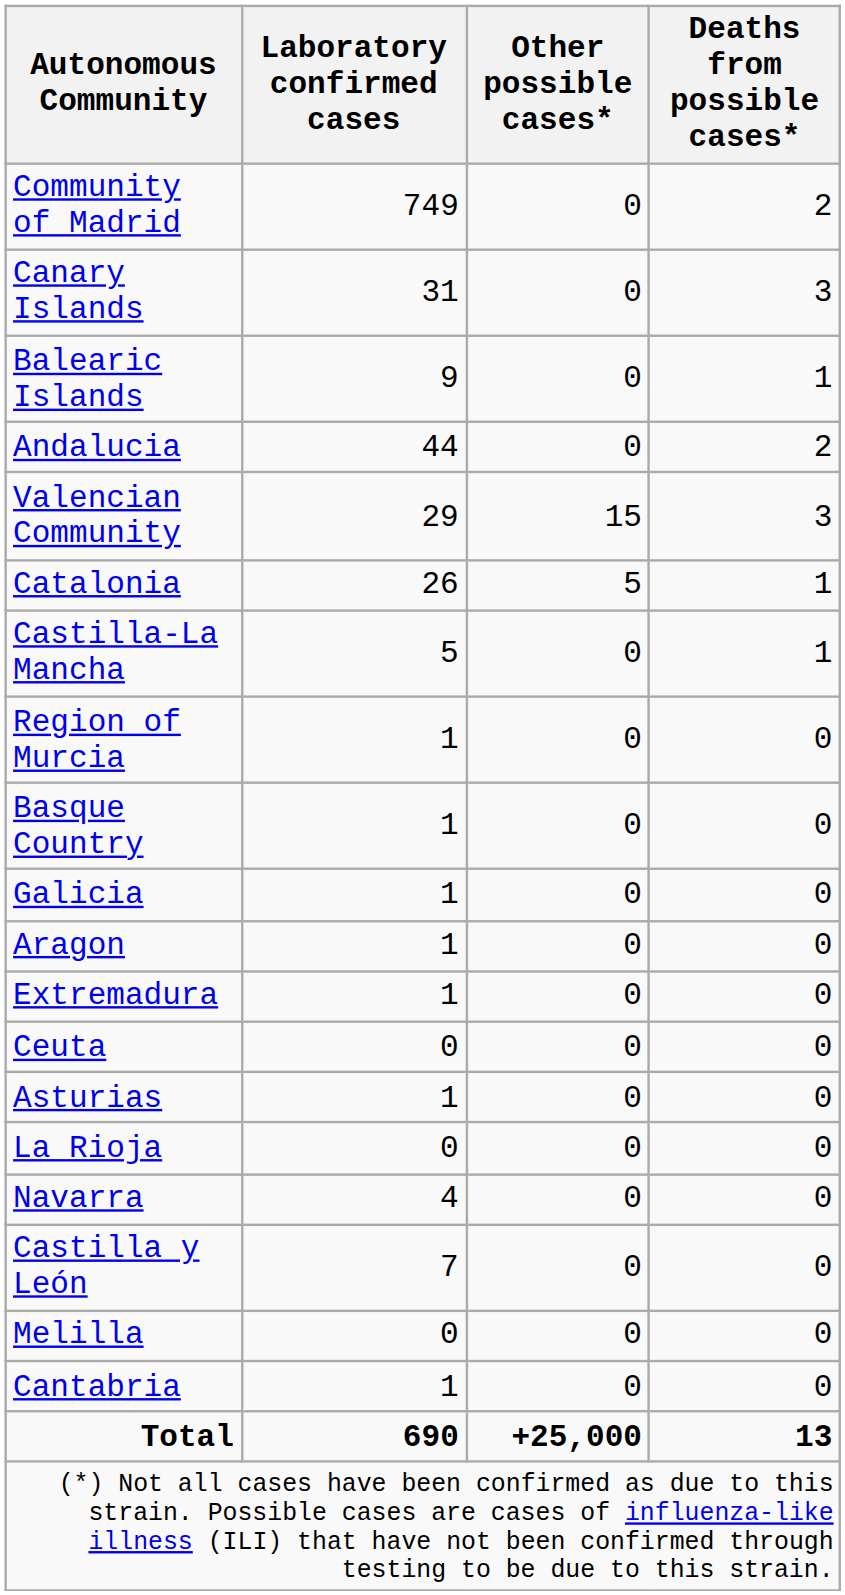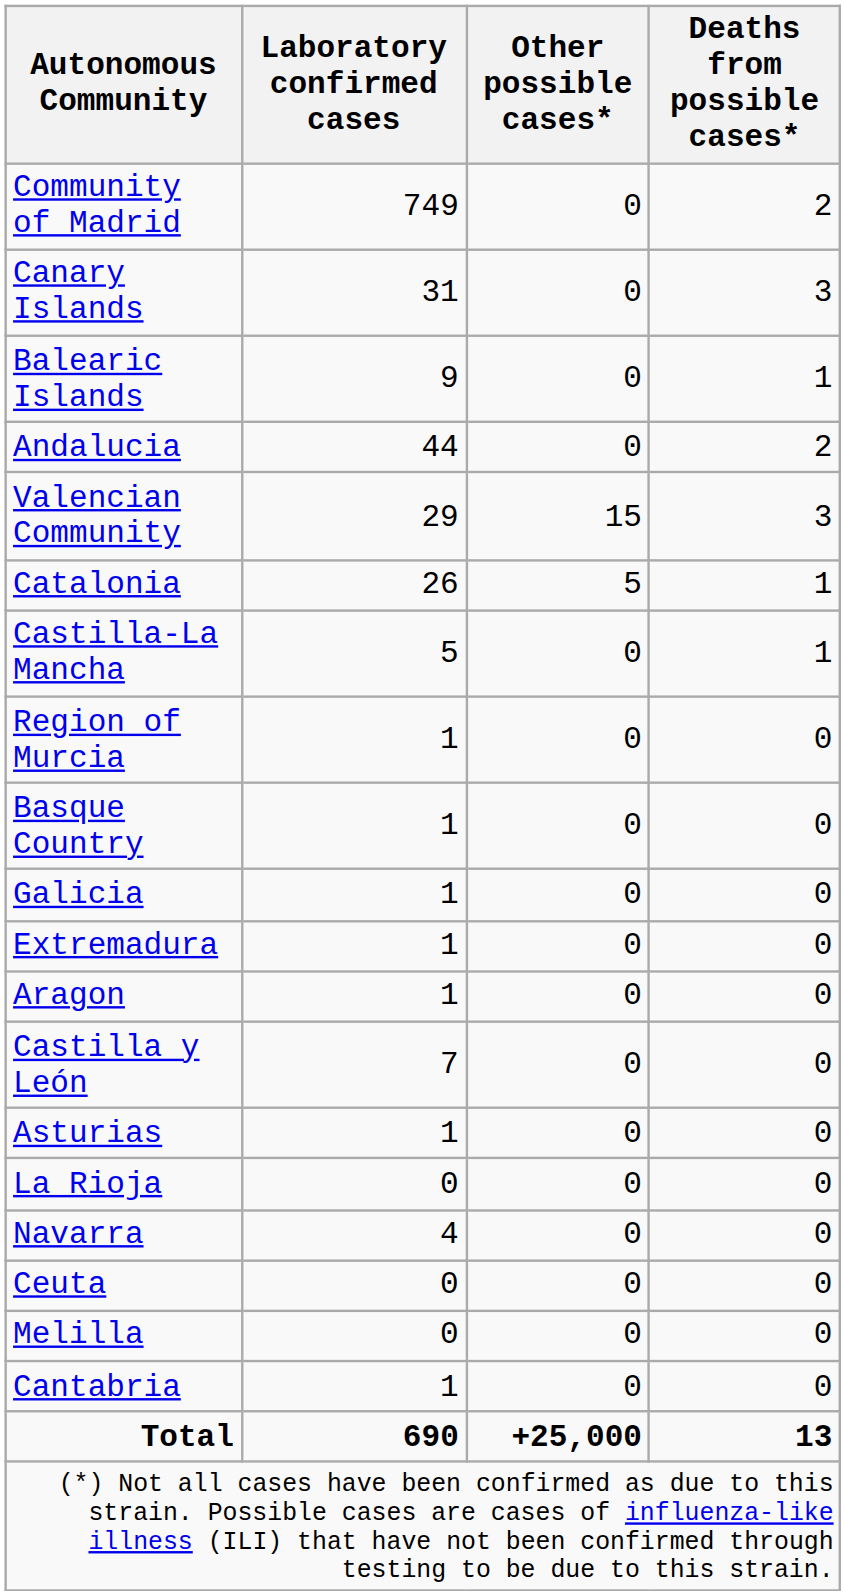rows swapped: (69, 946) <-> (116, 996)
rows swapped: (106, 1267) <-> (60, 1047)
